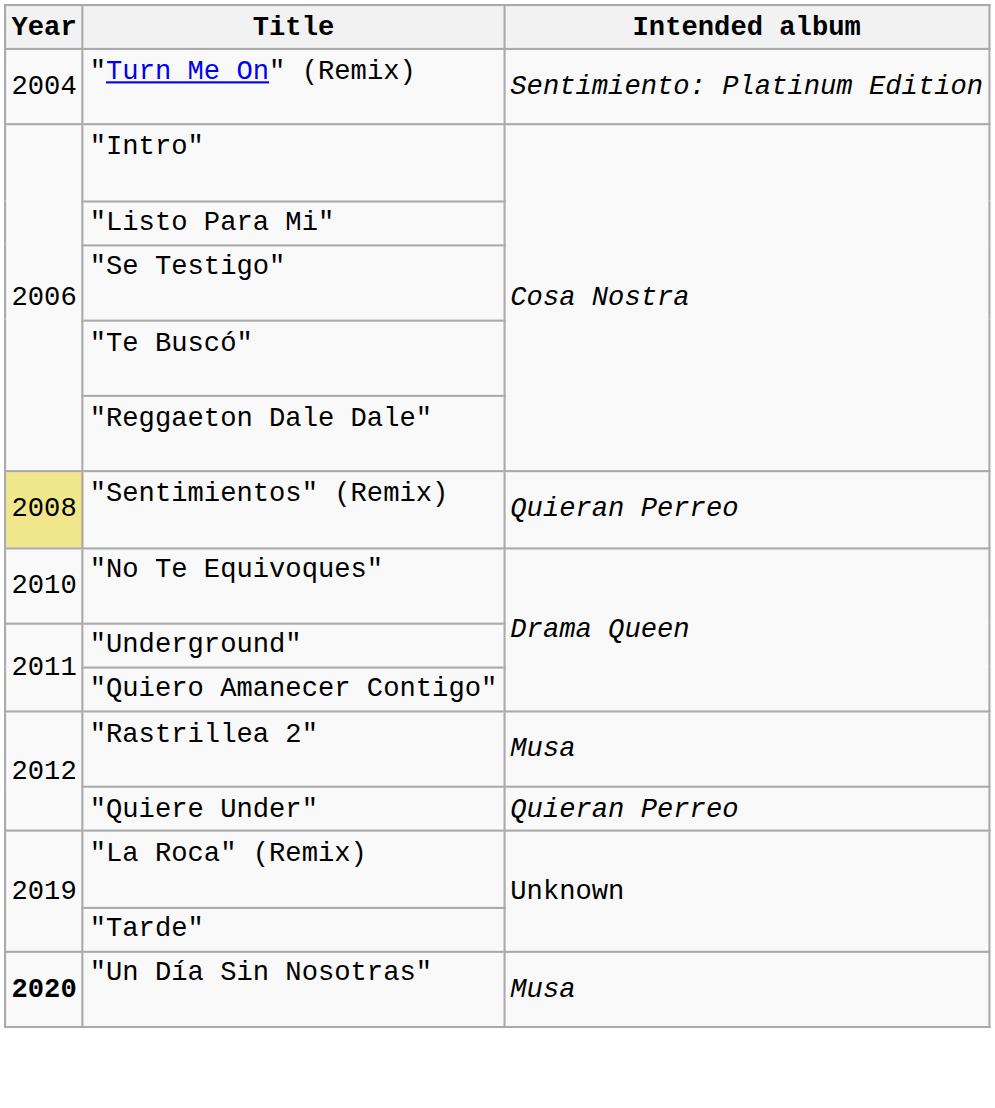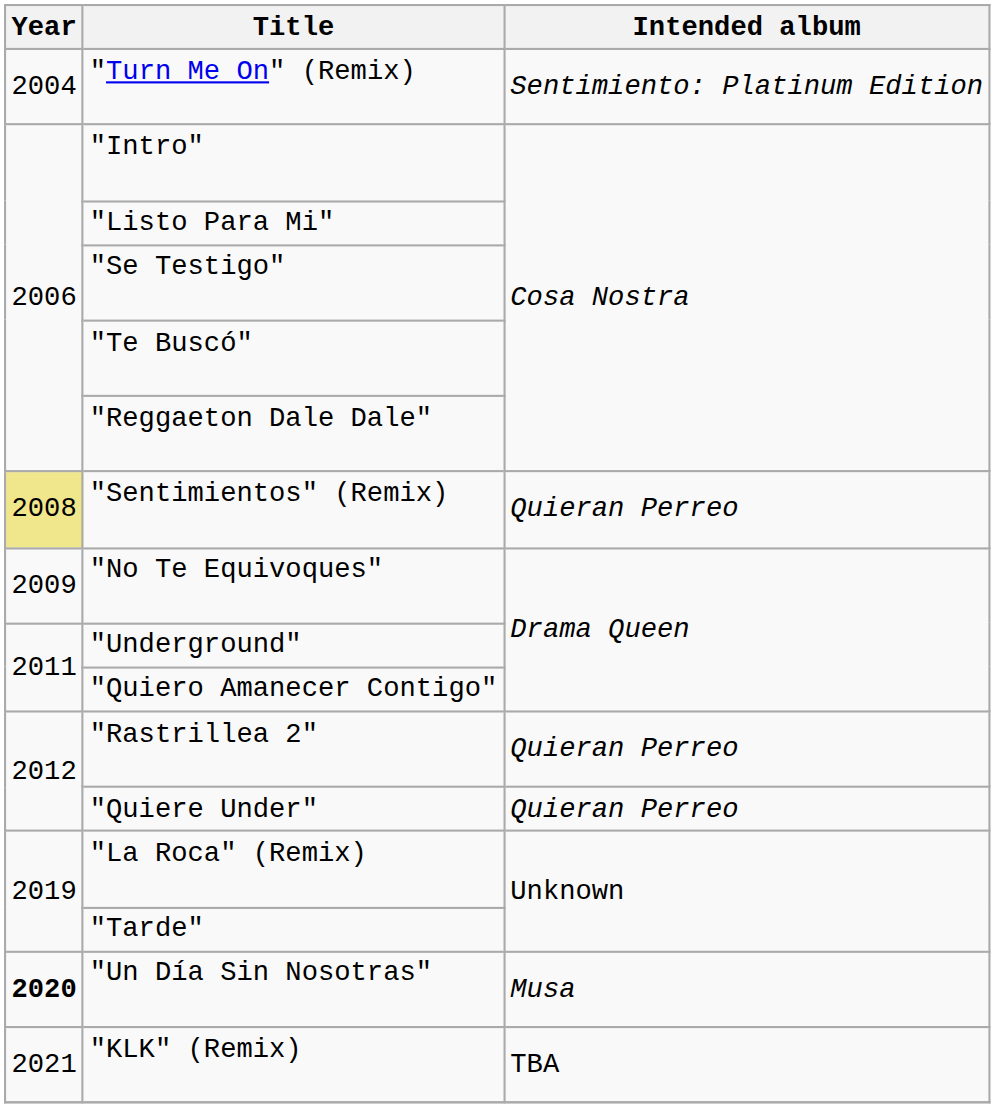(44, 585) 2010 -> (44, 585) 2009
(543, 749) Musa -> (624, 749) Quieran Perreo
+ row: (196, 1049)
